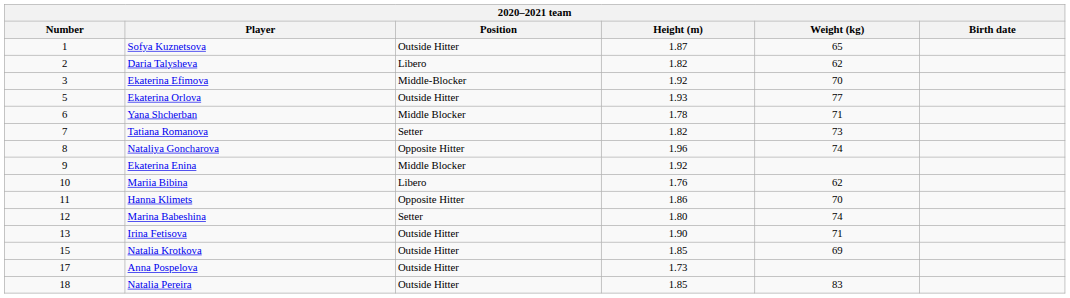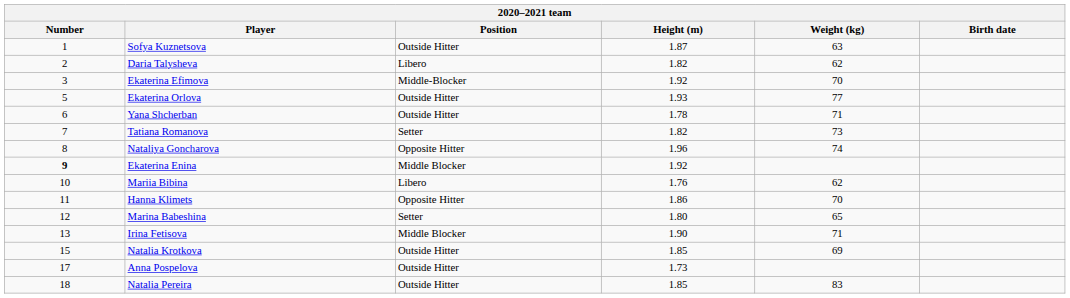(837, 47) 65 -> (837, 47) 63
(432, 115) Middle Blocker -> (428, 115) Outside Hitter
(65, 166) normal -> (65, 166) bold
(837, 217) 74 -> (837, 217) 65
(428, 234) Outside Hitter -> (432, 234) Middle Blocker
